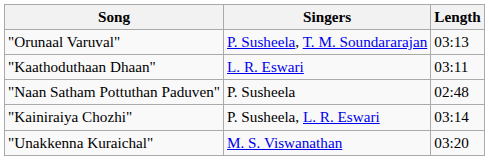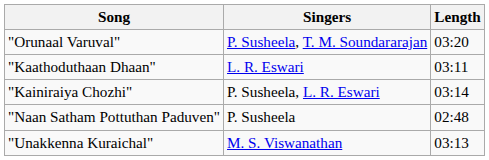(452, 42) 03:13 -> (452, 42) 03:20
rows swapped: (114, 92) <-> (70, 117)
(452, 142) 03:20 -> (452, 142) 03:13
